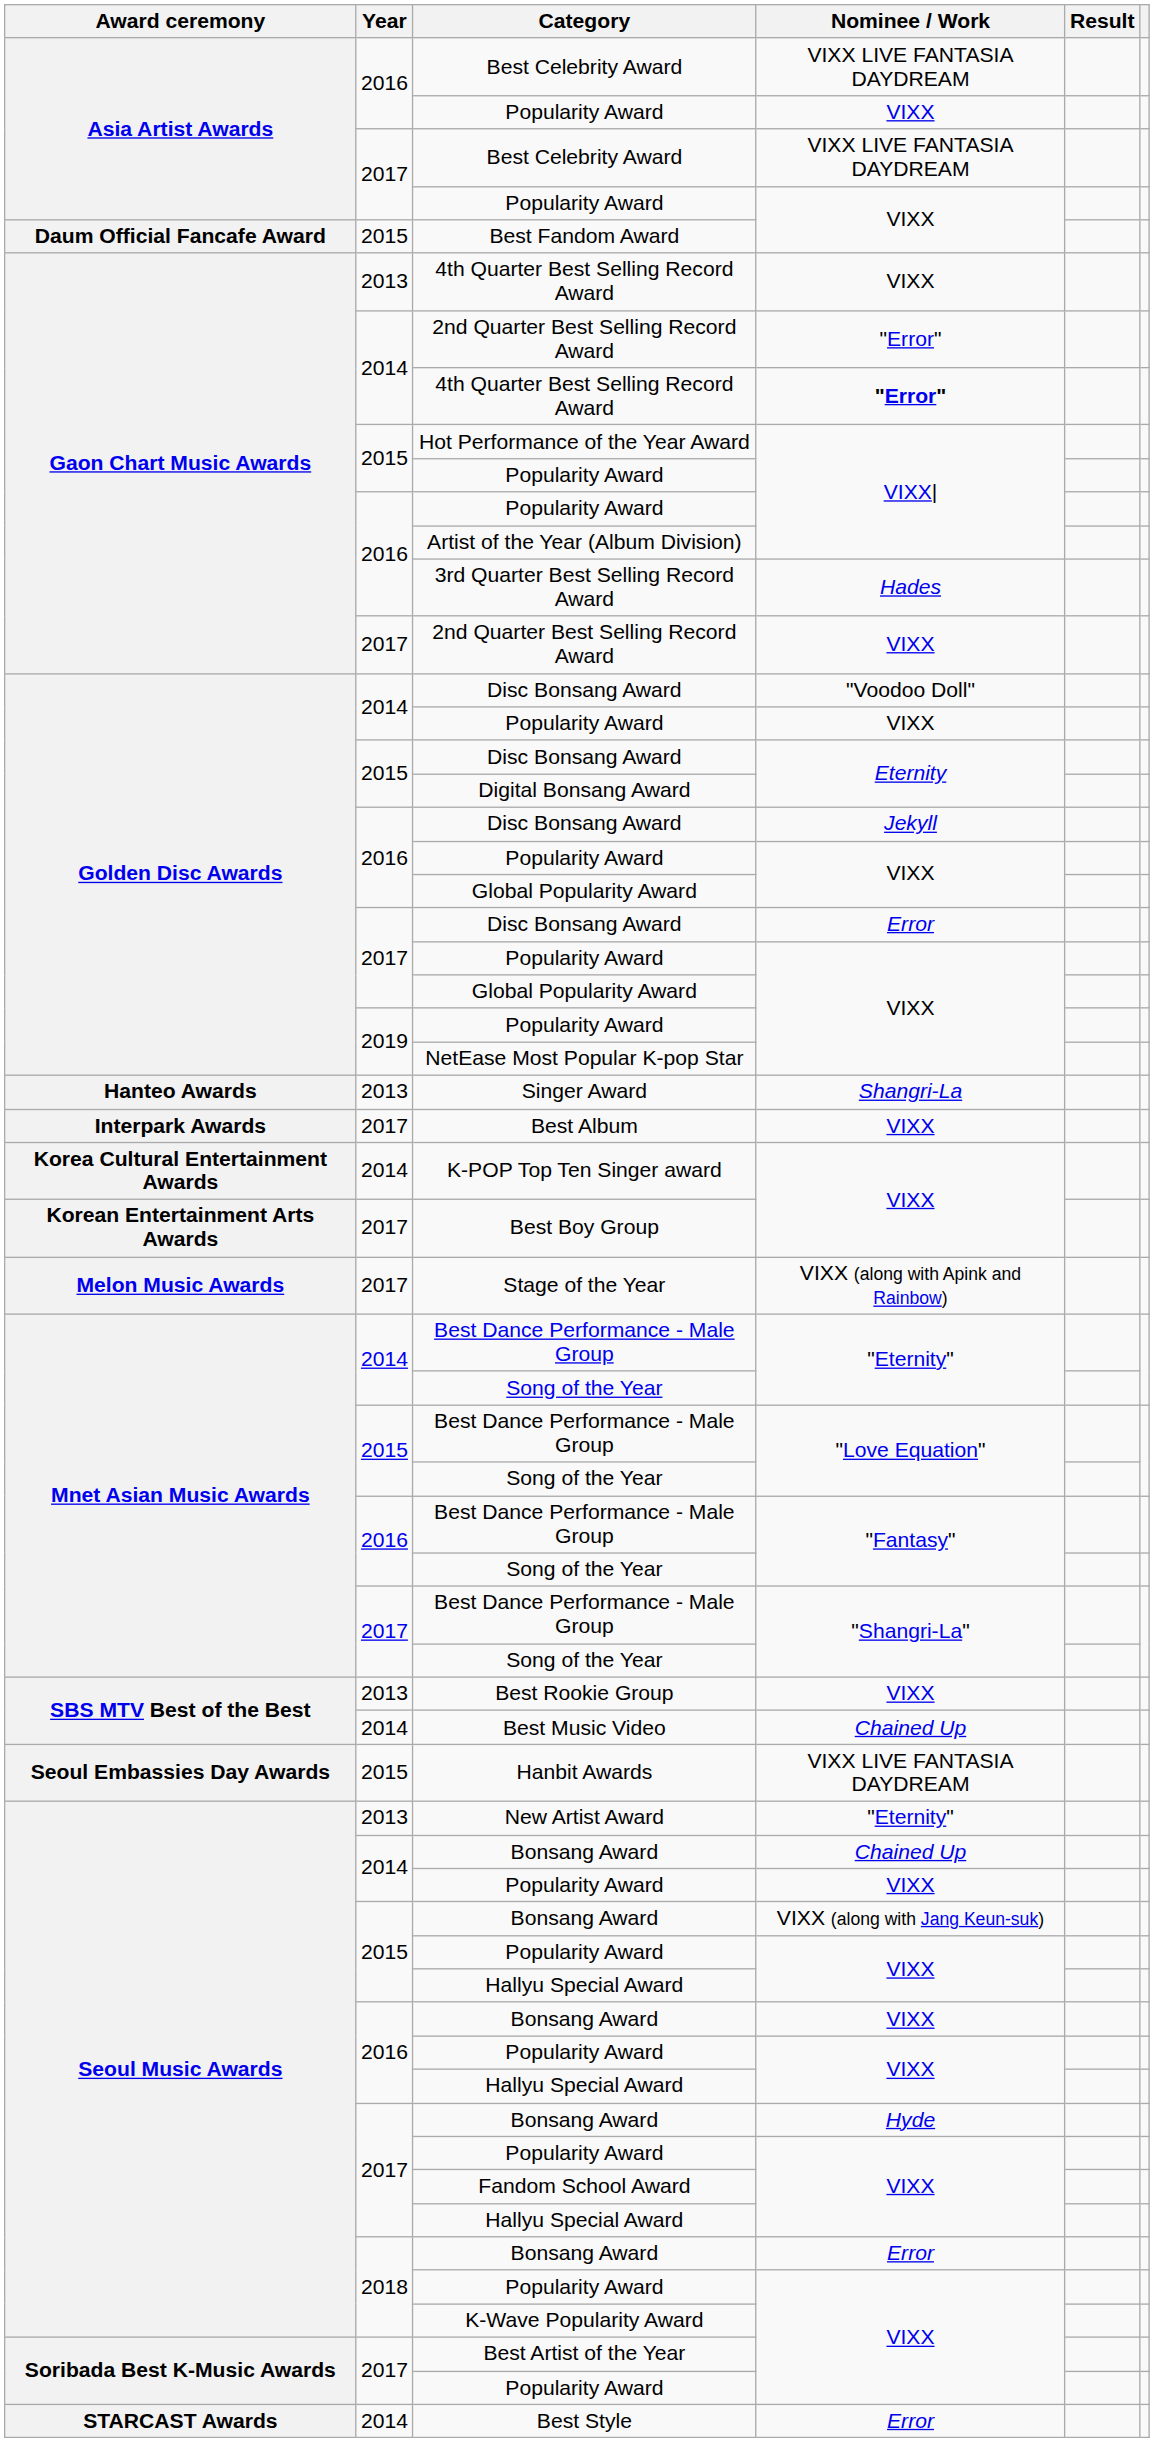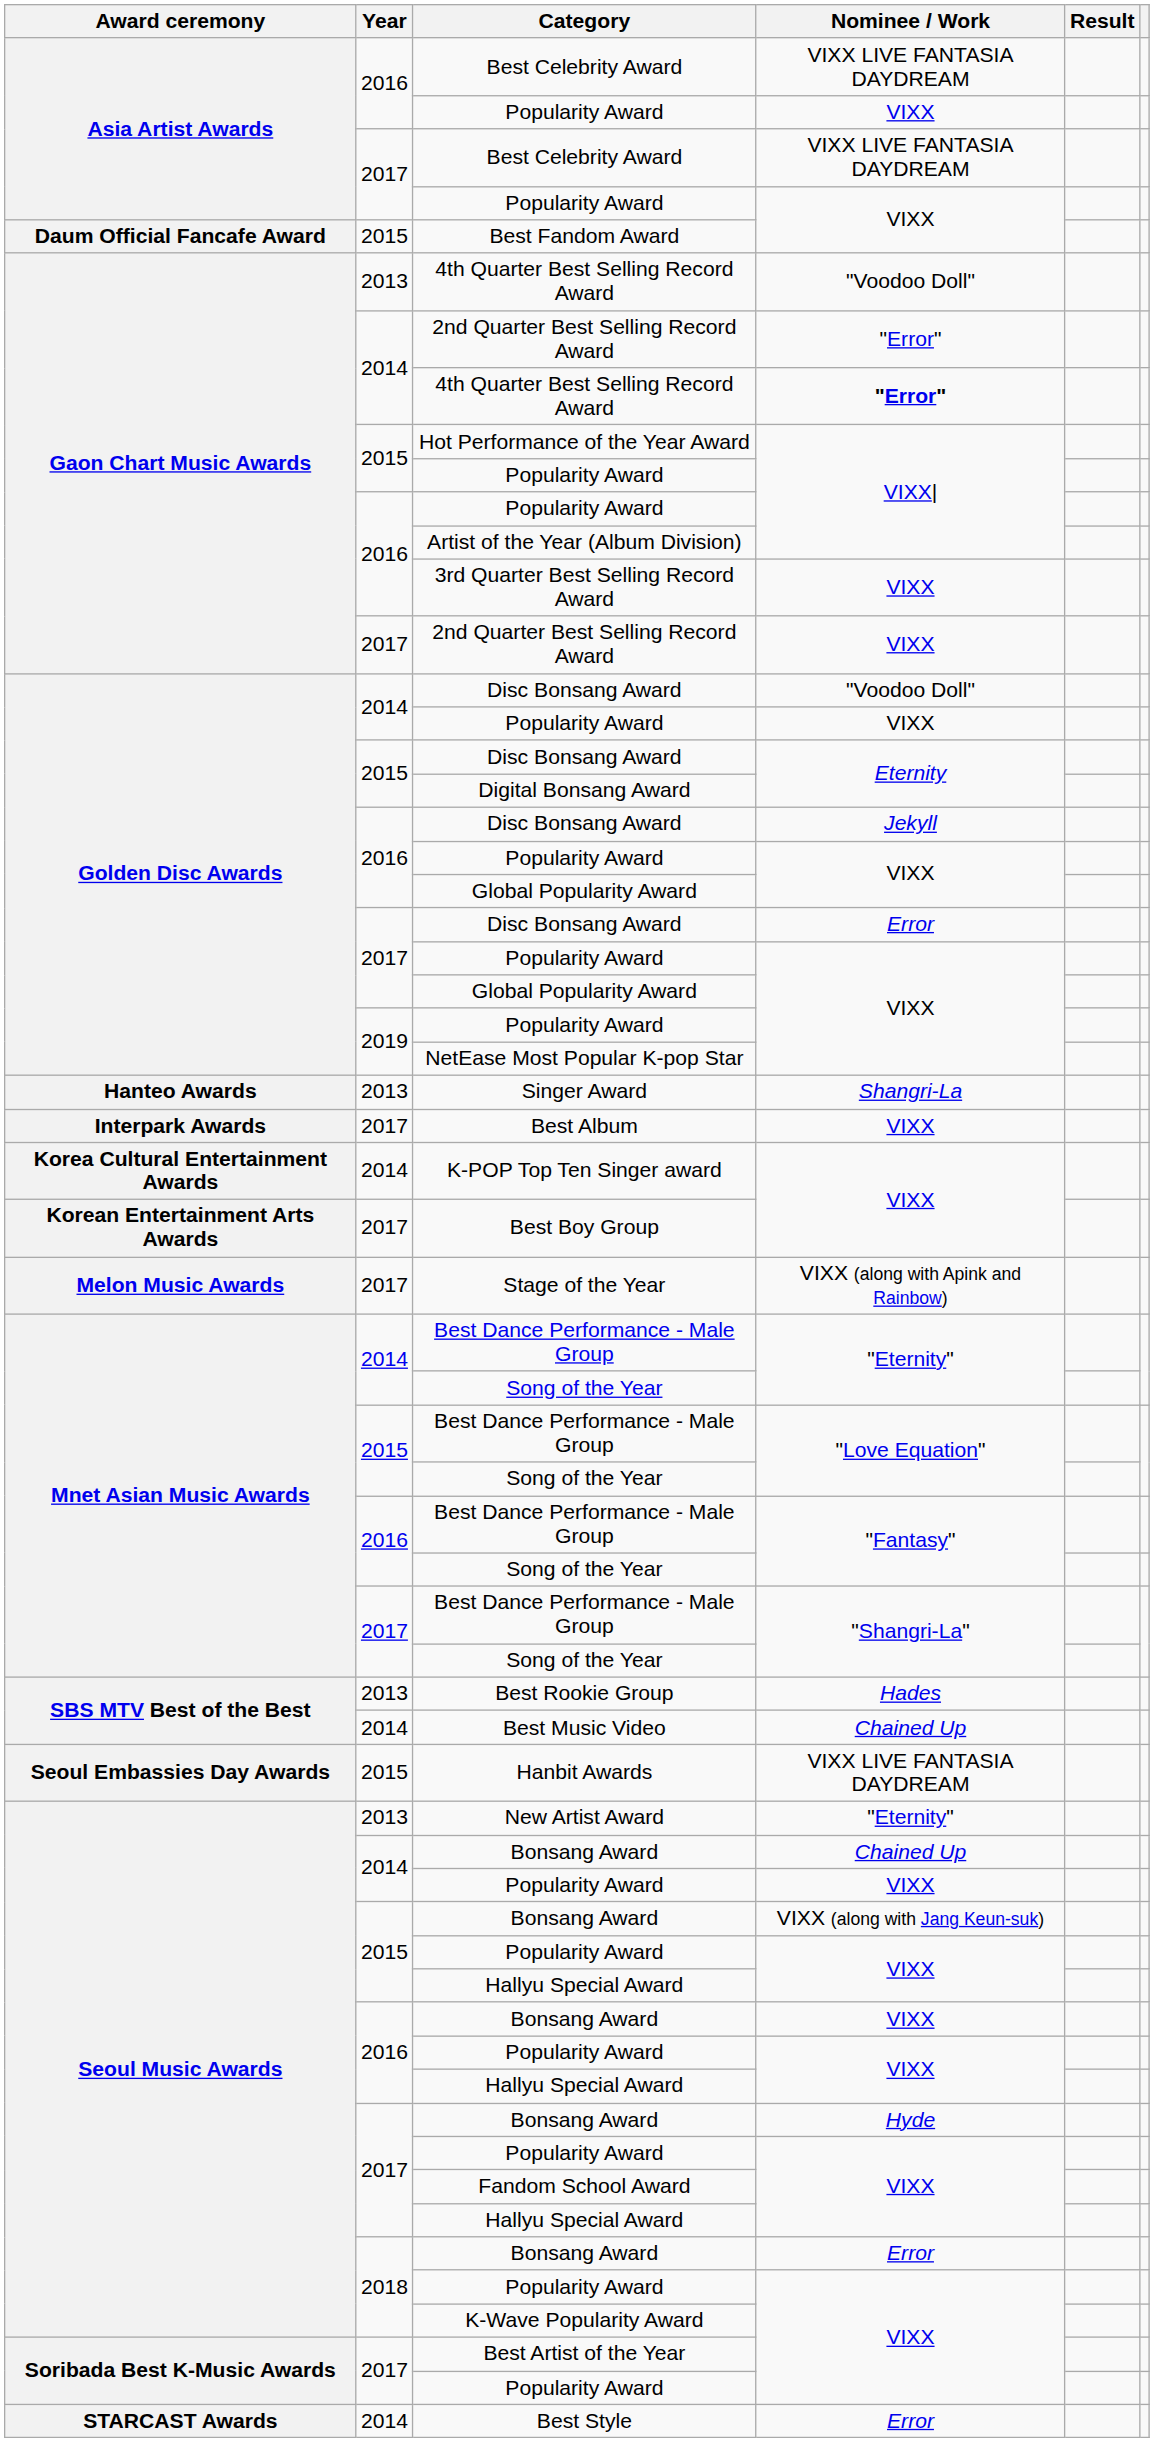(910, 281) VIXX -> (910, 281) "Voodoo Doll"
(910, 587) Hades -> (910, 587) VIXX
(910, 1693) VIXX -> (910, 1693) Hades
